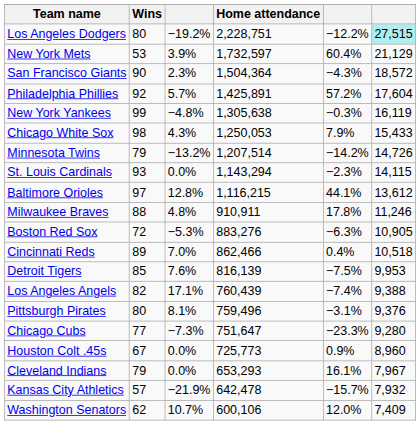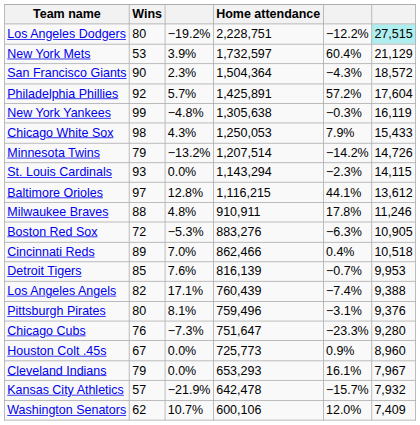(344, 271) −7.5% -> (344, 271) −0.7%
(139, 331) 77 -> (139, 331) 76
